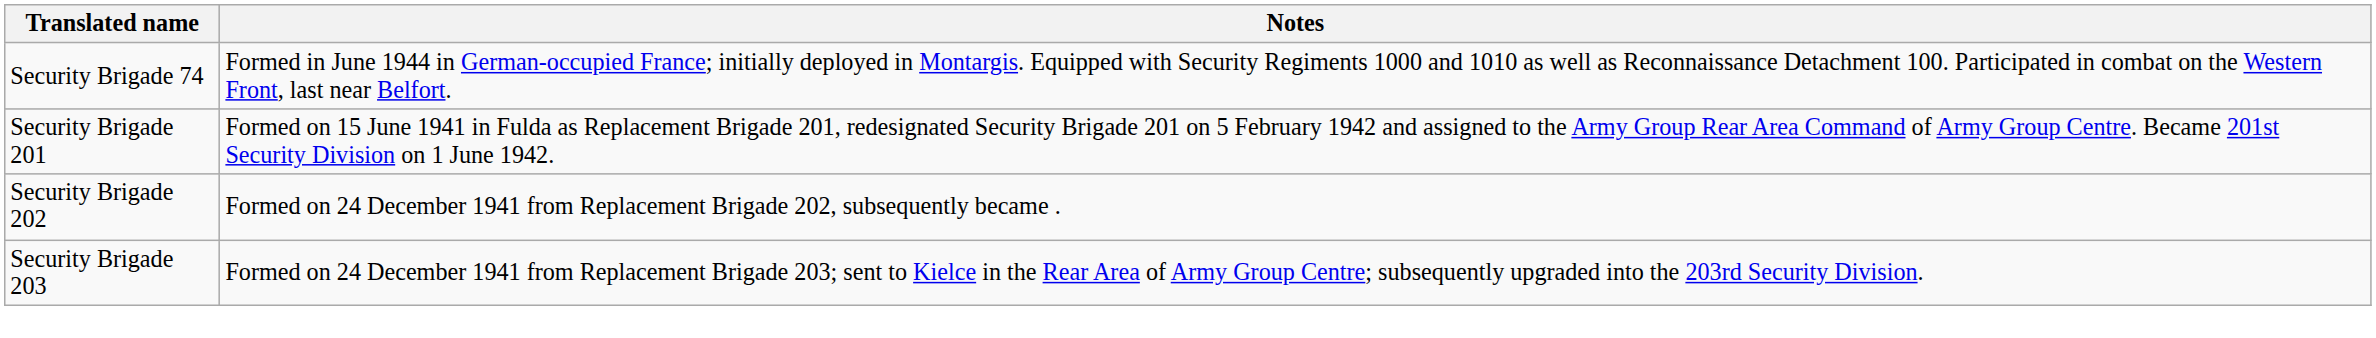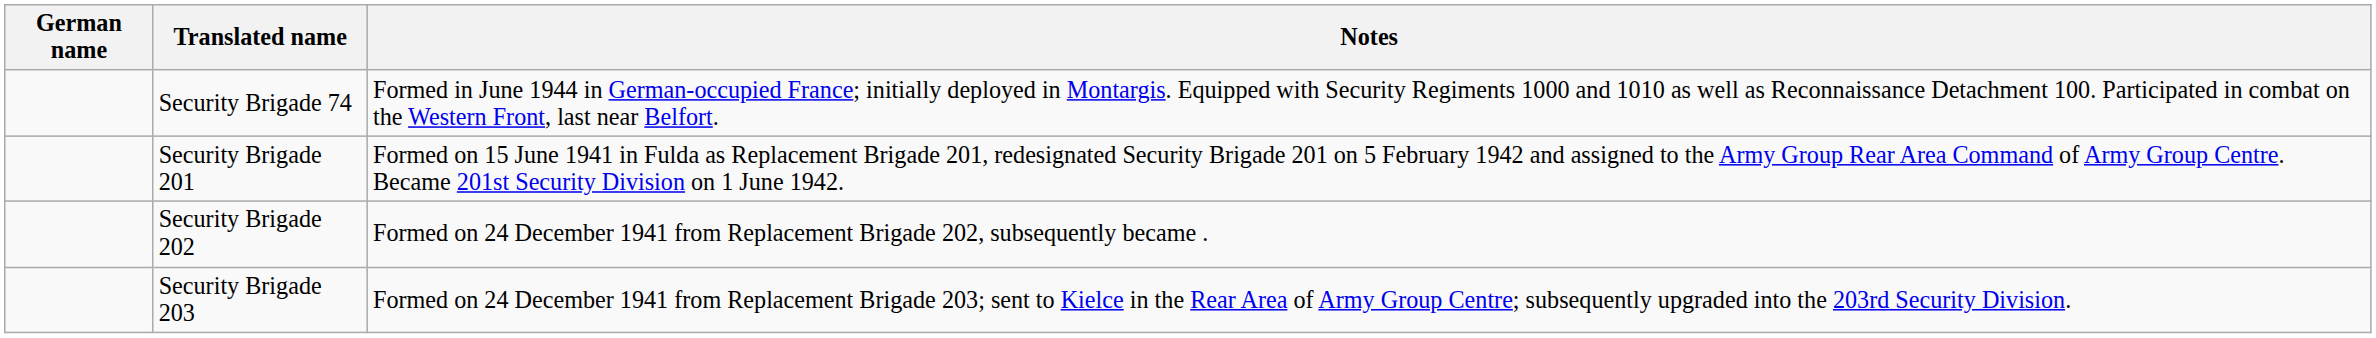+ column: (79, 37)
